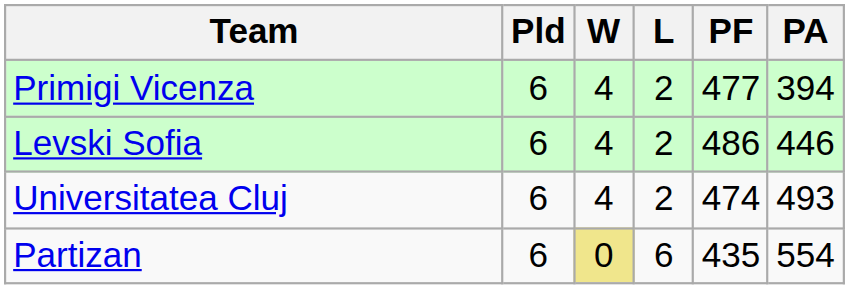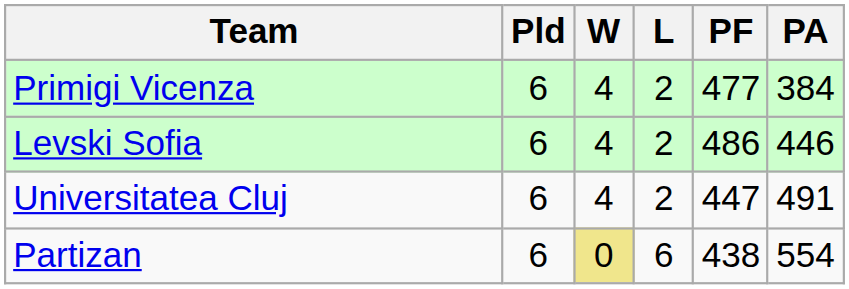(806, 87) 394 -> (806, 87) 384
(731, 198) 474 -> (731, 198) 447
(806, 198) 493 -> (806, 198) 491
(731, 254) 435 -> (731, 254) 438
